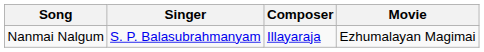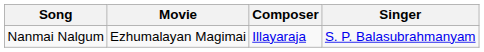columns swapped: (408, 15) <-> (185, 15)
